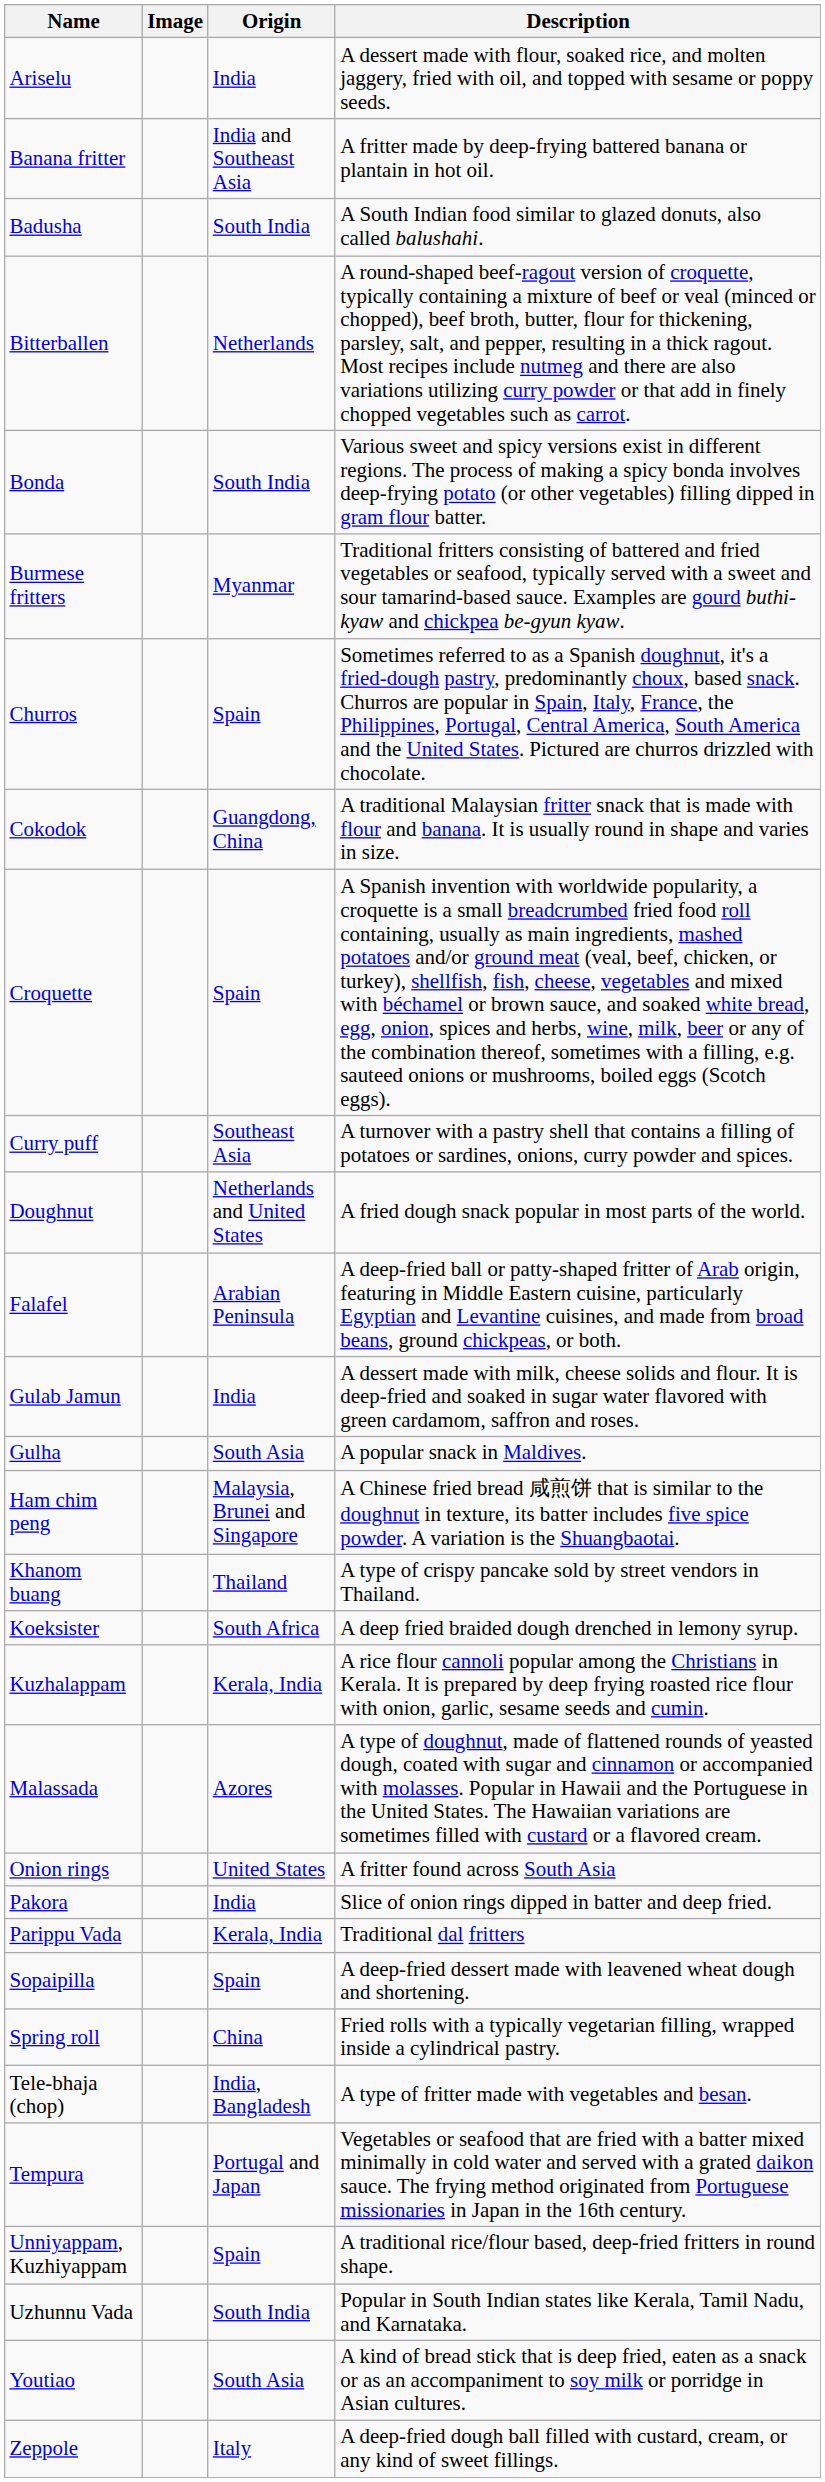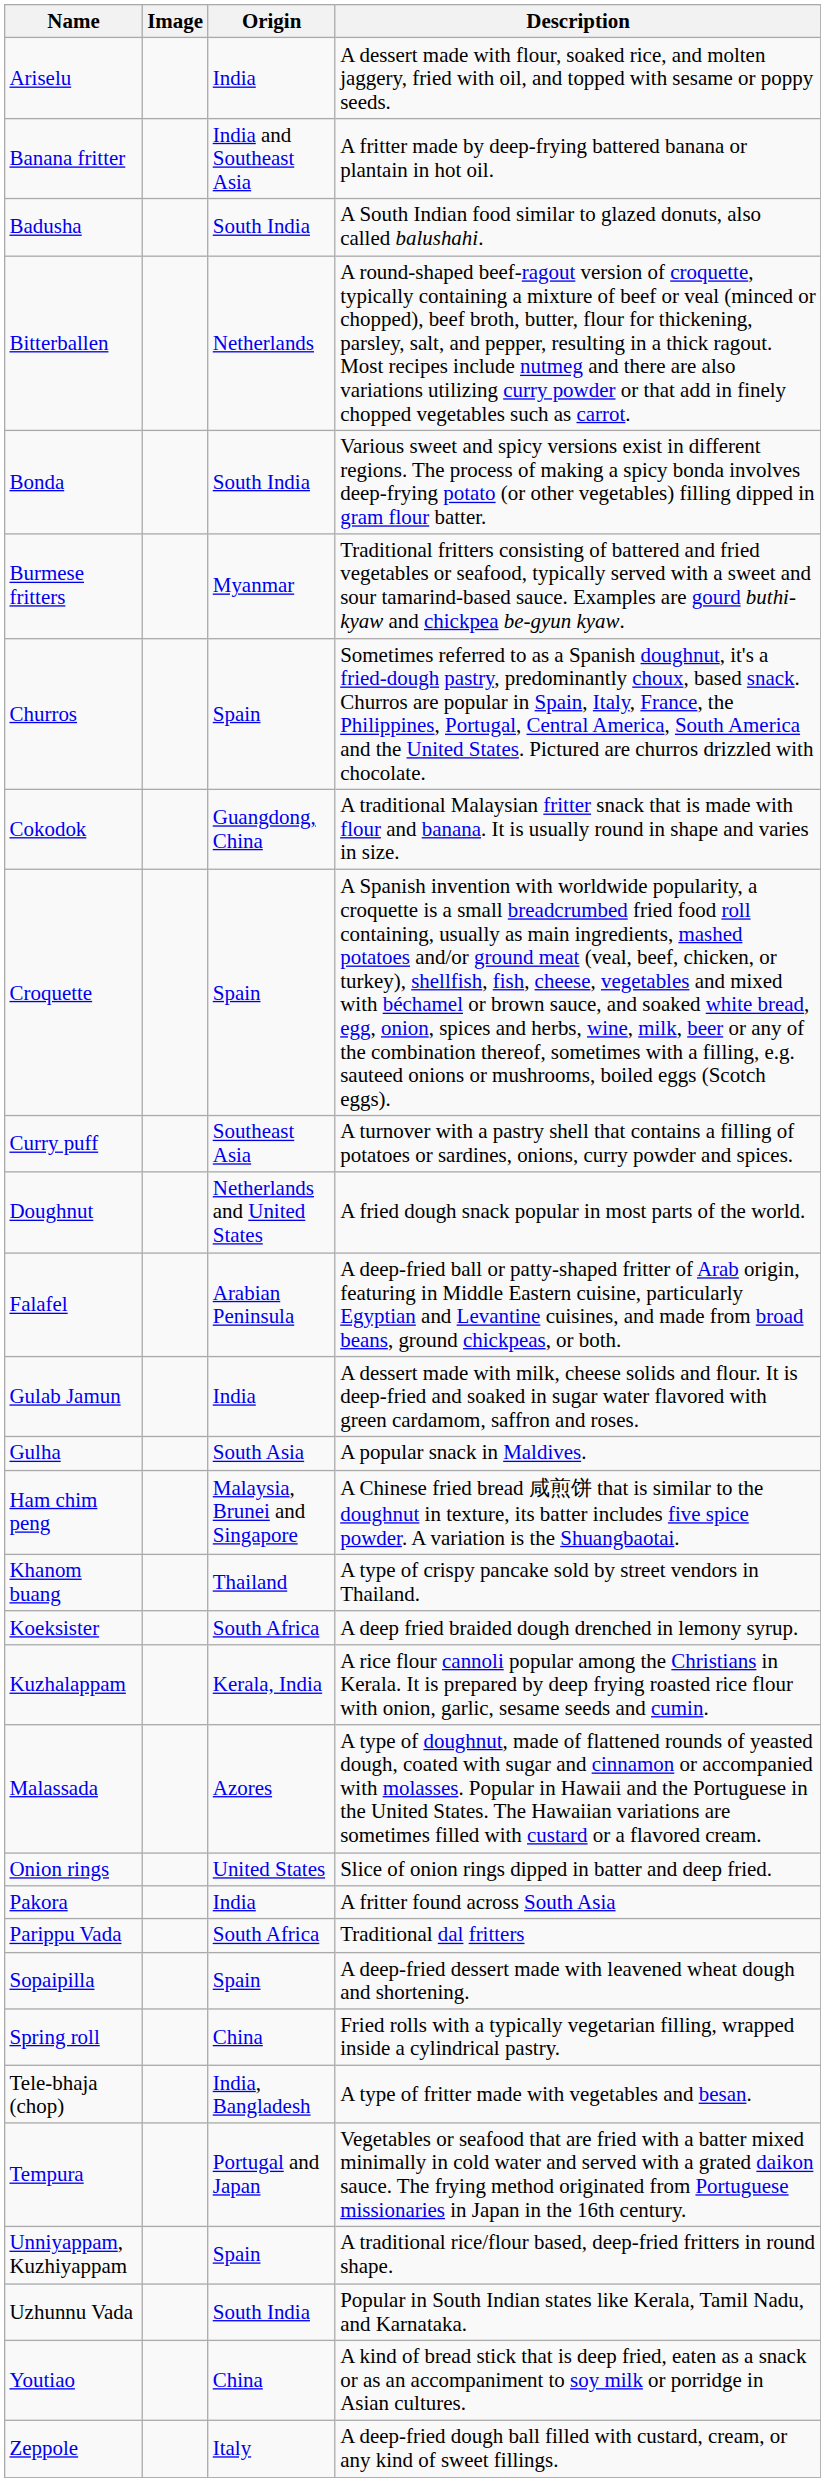(478, 1868) A fritter found across South Asia -> (556, 1868) Slice of onion rings dipped in batter and deep fried.
(556, 1902) Slice of onion rings dipped in batter and deep fried. -> (478, 1902) A fritter found across South Asia
(267, 1935) Kerala, India -> (266, 1935) South Africa
(258, 2380) South Asia -> (238, 2380) China
